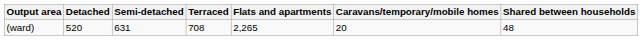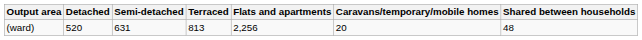(196, 27) 708 -> (196, 27) 813
(245, 27) 2,265 -> (245, 27) 2,256
